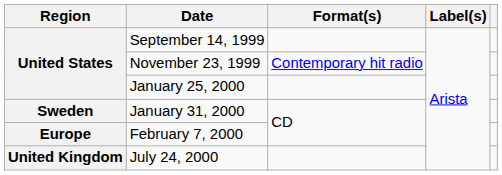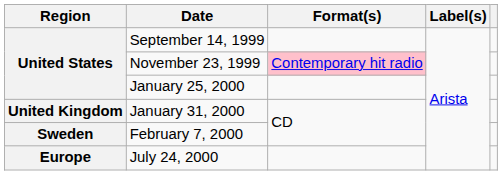(347, 63) no background -> (347, 63) pink background
(65, 110) Sweden -> (65, 110) United Kingdom
(65, 134) Europe -> (65, 134) Sweden
(65, 157) United Kingdom -> (65, 157) Europe
